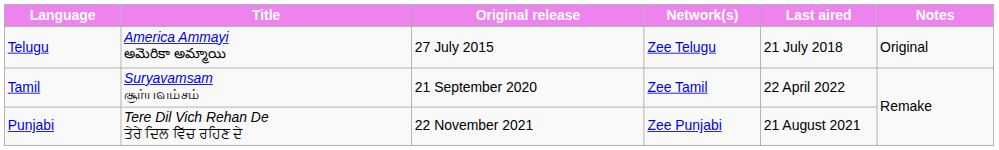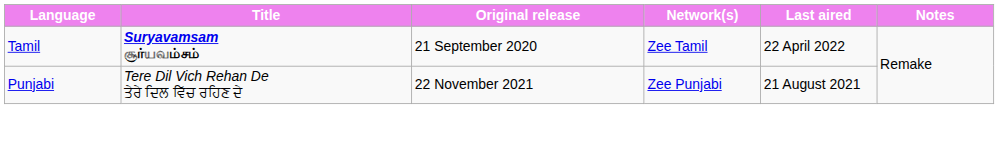- row: (28, 47)
(168, 86) normal -> (171, 45) bold
